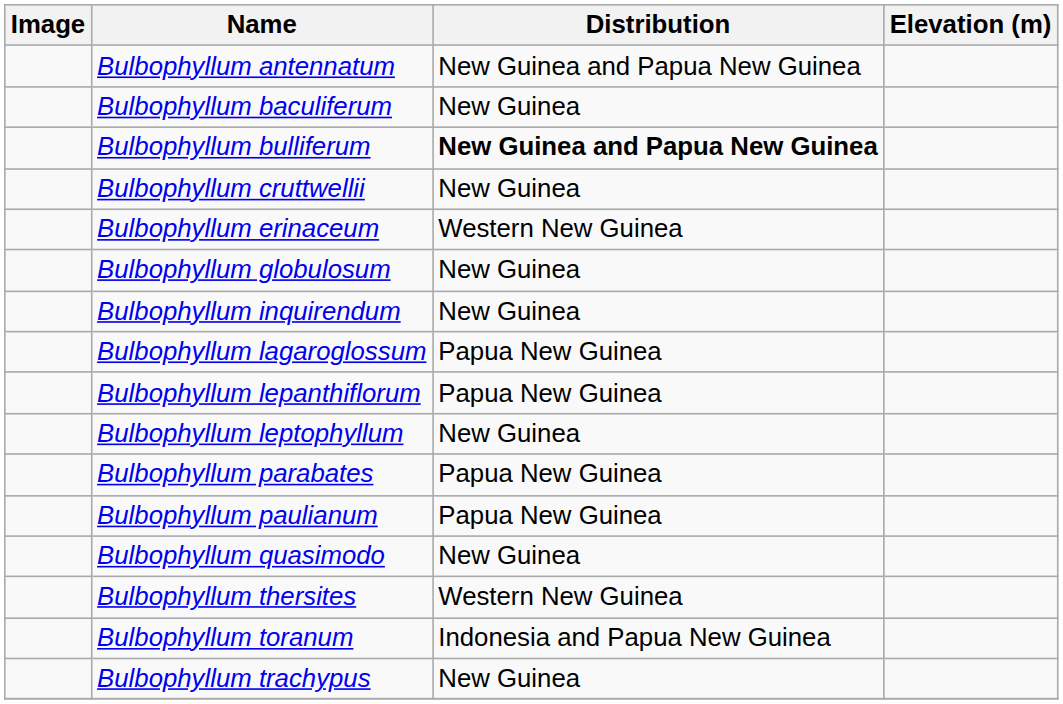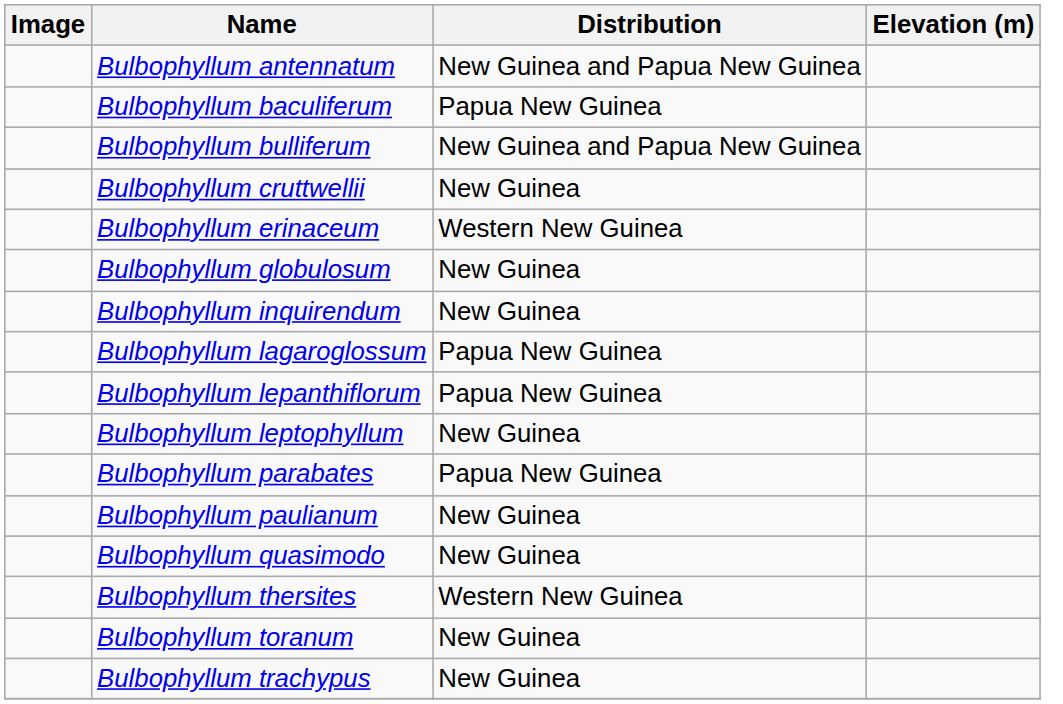(509, 106) New Guinea -> (550, 106) Papua New Guinea
(658, 147) bold -> (650, 147) normal
(550, 515) Papua New Guinea -> (509, 515) New Guinea
(635, 637) Indonesia and Papua New Guinea -> (509, 637) New Guinea
